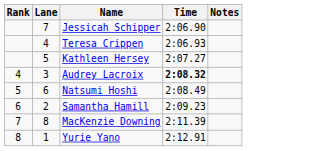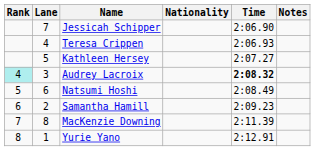+ column: (197, 12)
(18, 75) no background -> (18, 75) paleturquoise background
